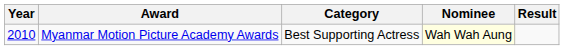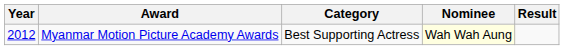(21, 34) 2010 -> (21, 34) 2012
